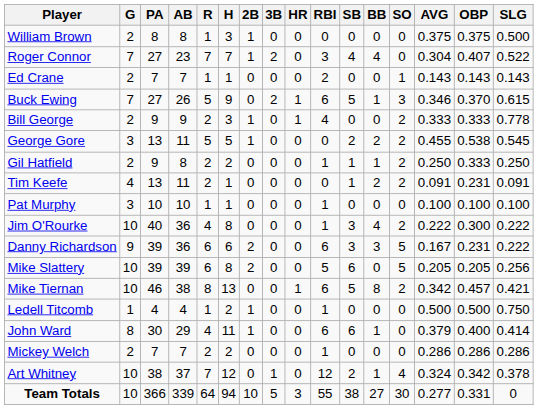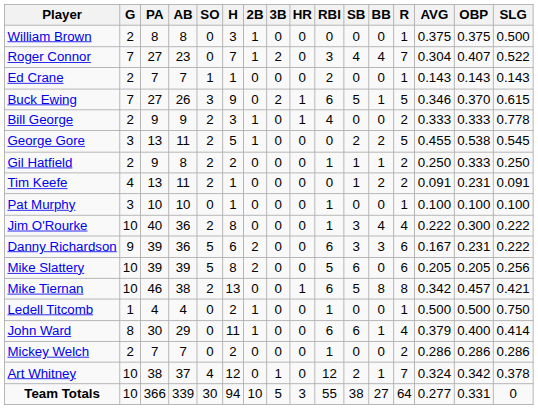columns swapped: (208, 15) <-> (402, 15)
